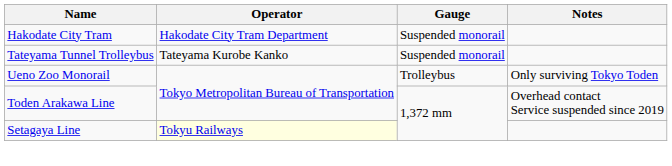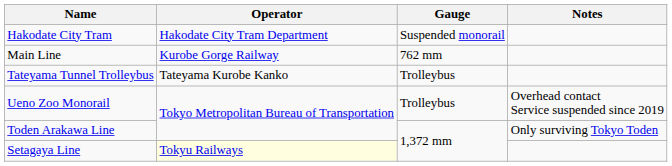+ row: (34, 55)
(452, 55) Suspended monorail -> (427, 75) Trolleybus
(584, 75) Only surviving Tokyo Toden -> (587, 103) Overhead contact Service suspended since 2019
(587, 103) Overhead contact Service suspended since 2019 -> (584, 130) Only surviving Tokyo Toden
